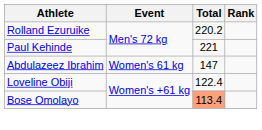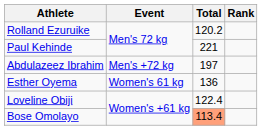(209, 31) 220.2 -> (209, 31) 120.2
(146, 65) Women's 61 kg -> (141, 65) Men's +72 kg
(209, 65) 147 -> (209, 65) 197
+ row: (42, 83)
